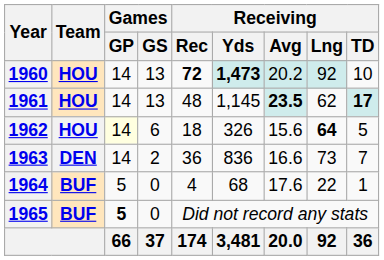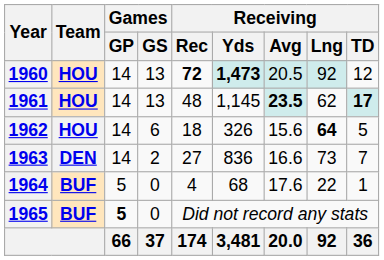(285, 74) 20.2 -> (285, 74) 20.5
(363, 74) 10 -> (363, 74) 12
(121, 130) lightyellow background -> (121, 130) no background
(192, 158) 36 -> (192, 158) 27
